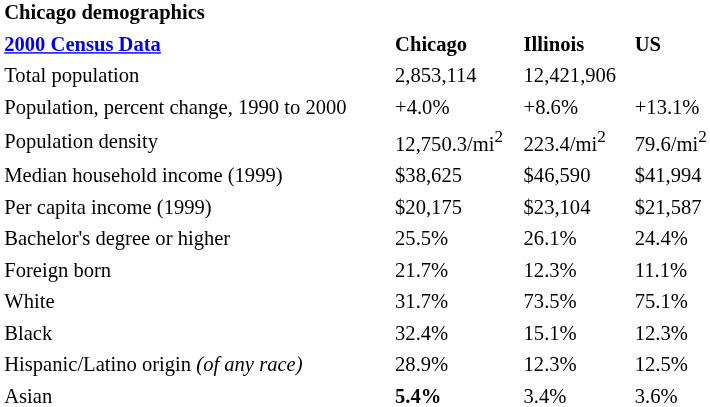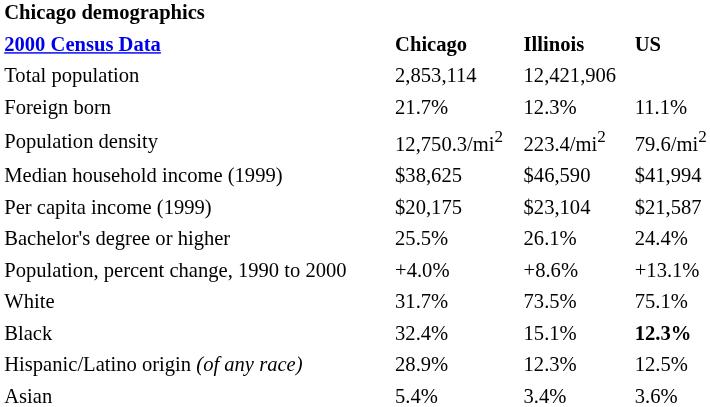rows swapped: (175, 107) <-> (58, 269)
(661, 332) normal -> (663, 332) bold
(418, 395) bold -> (417, 395) normal
